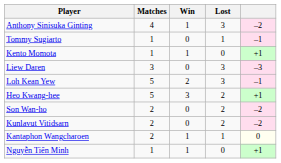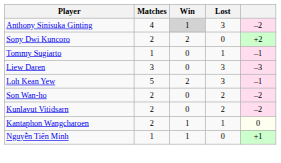(187, 25) no background -> (187, 25) lightgrey background
+ row: (38, 39)
- row: (31, 53)
- row: (33, 95)
